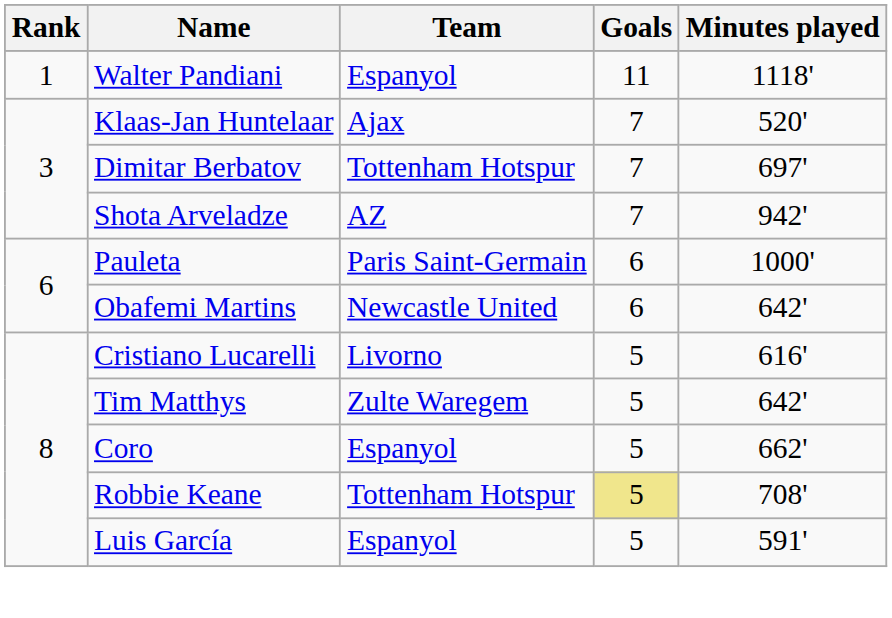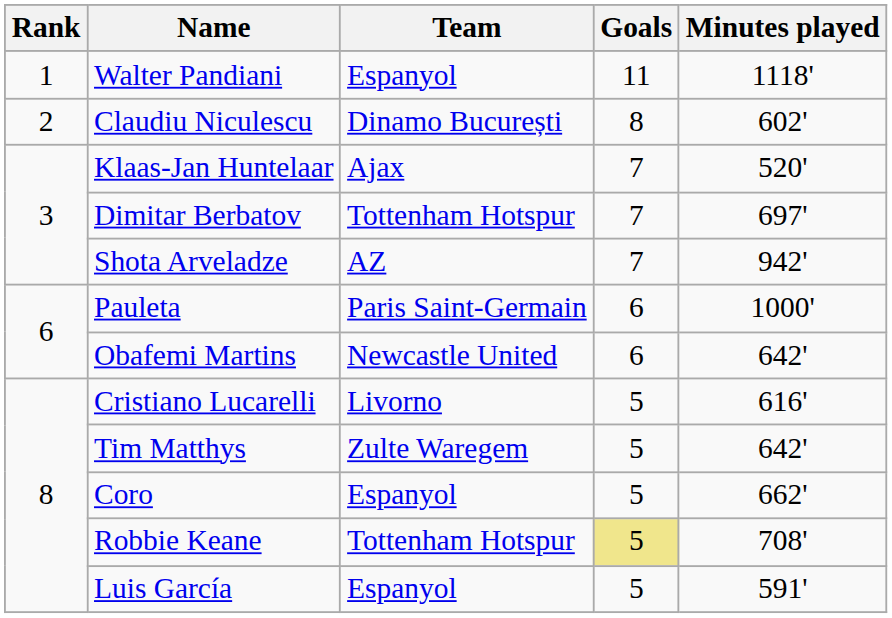+ row: (203, 121)
